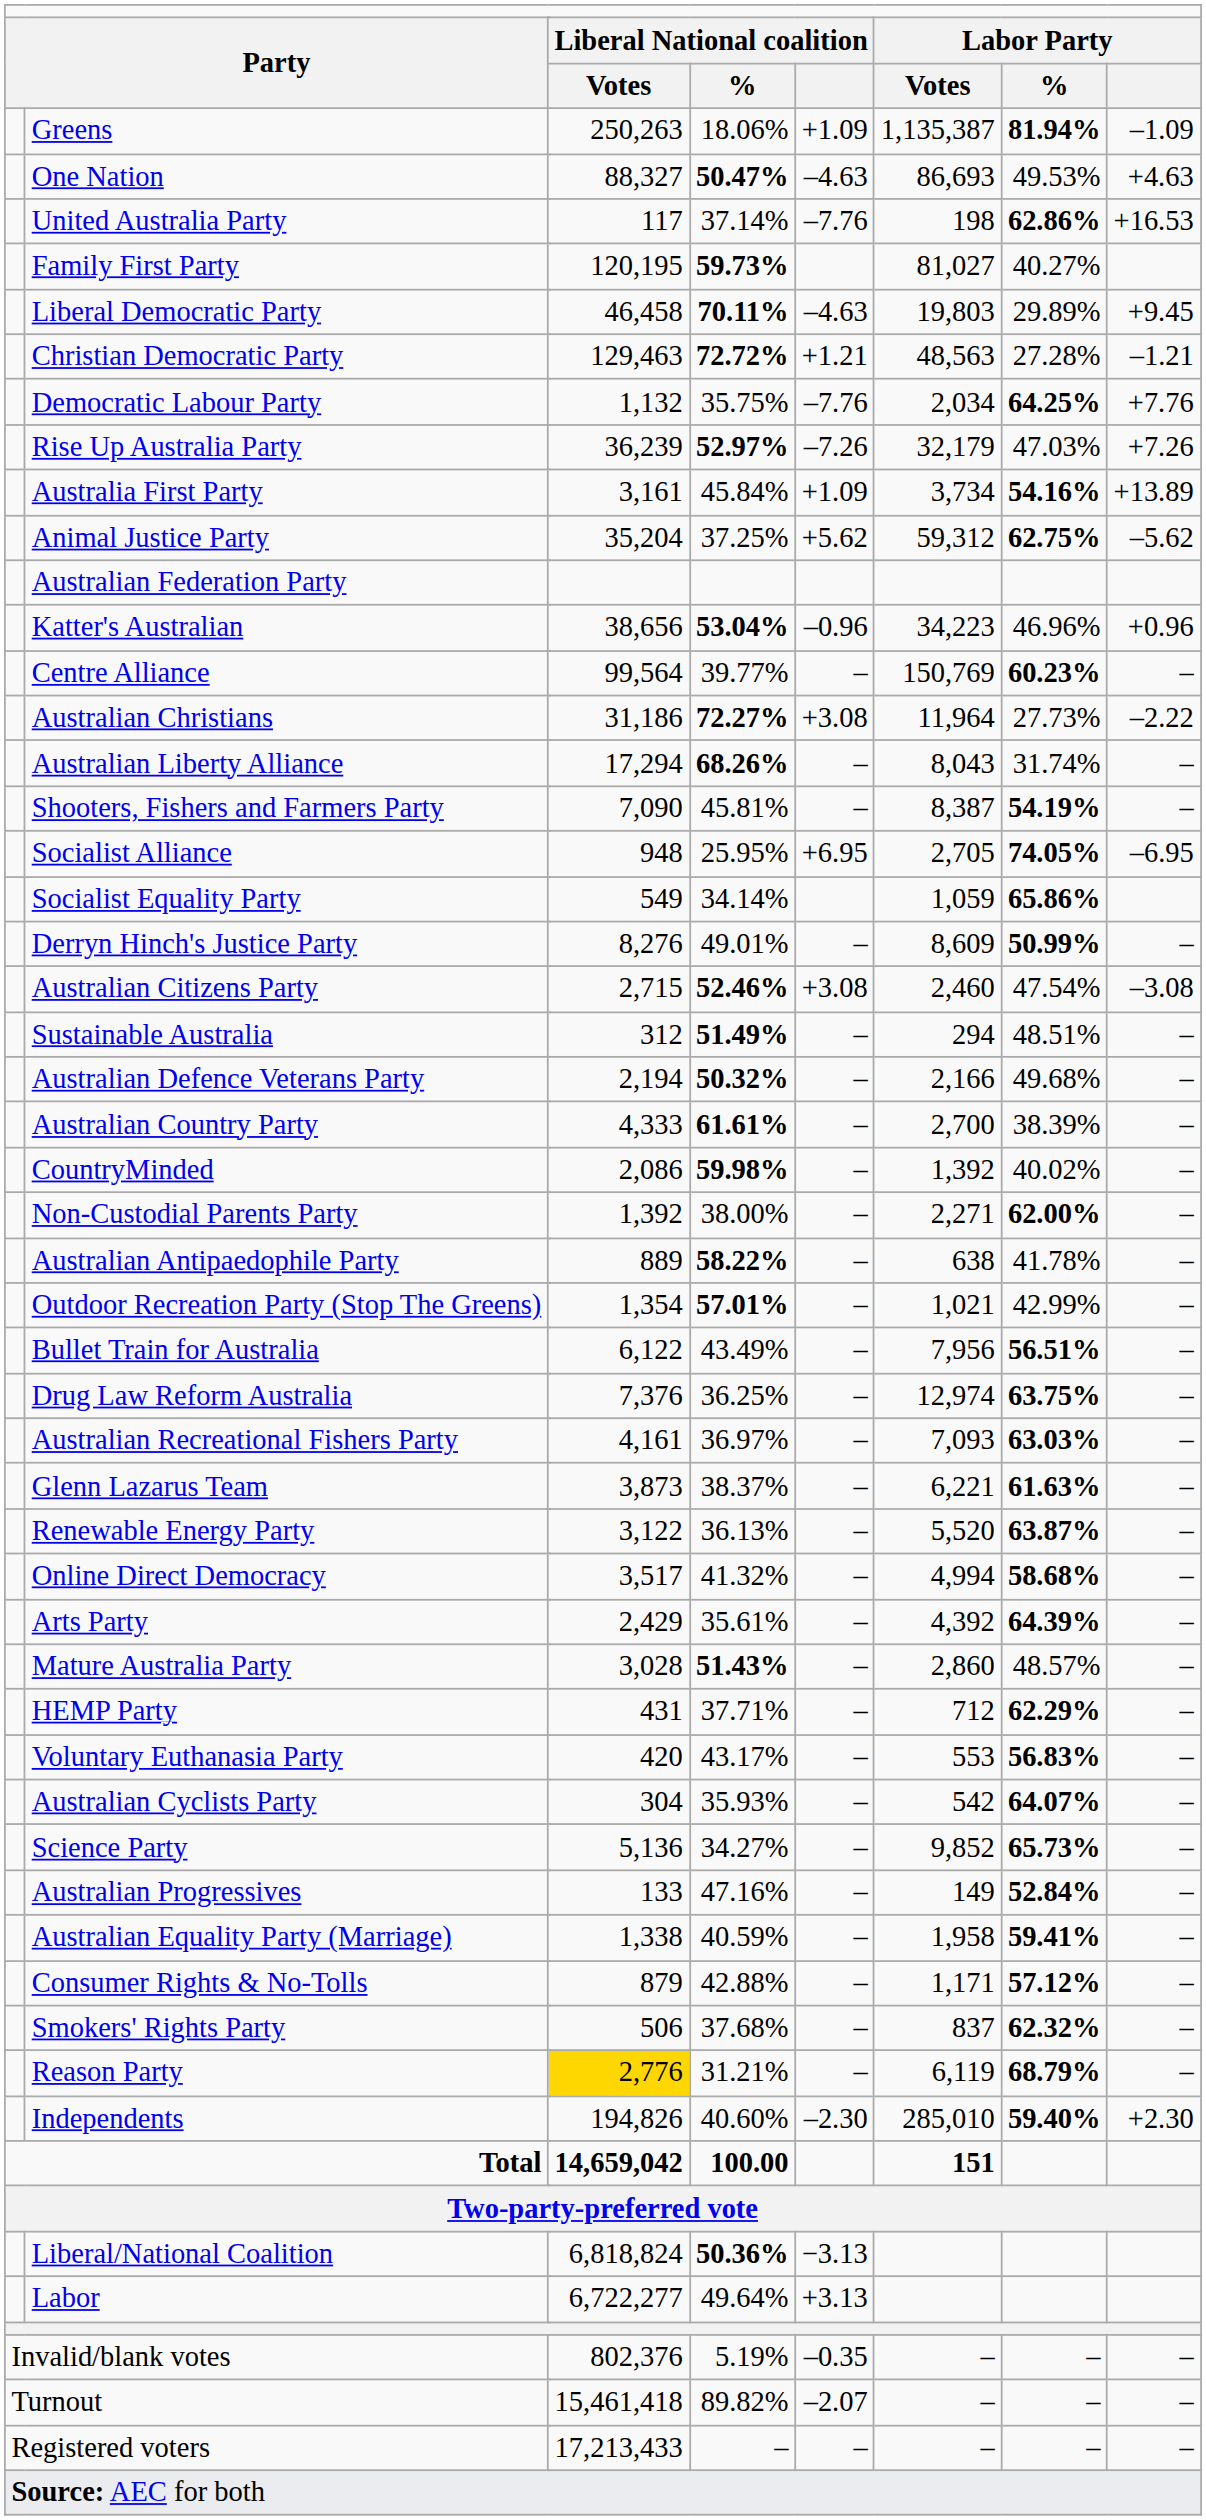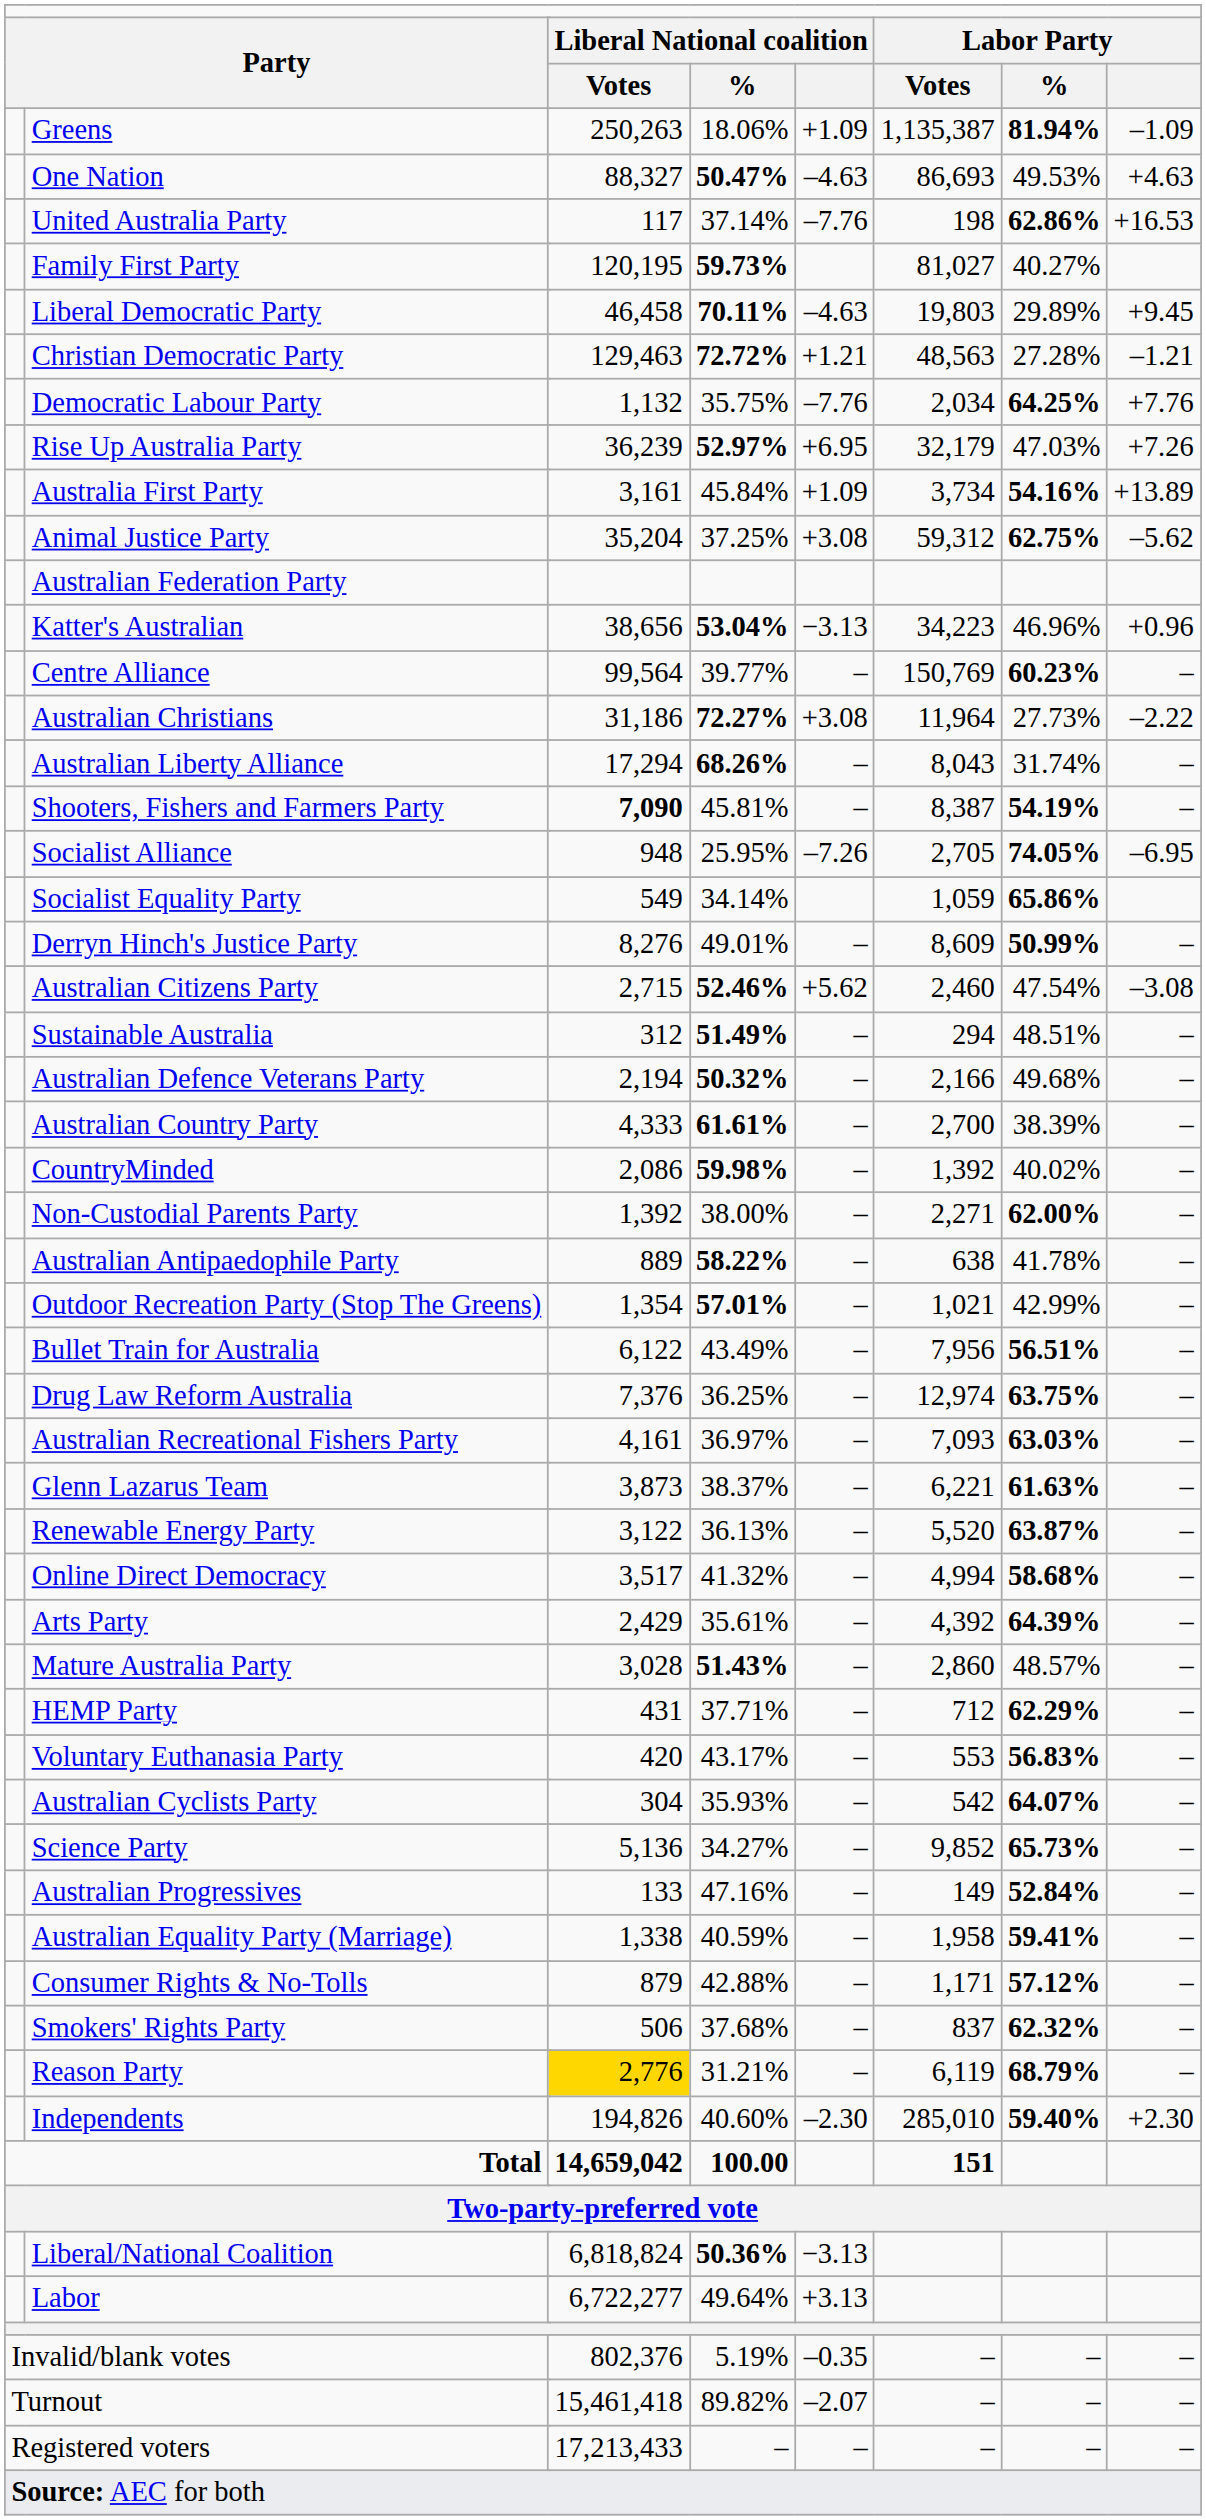(836, 446) –7.26 -> (835, 446) +6.95
(835, 537) +5.62 -> (835, 537) +3.08
(836, 627) –0.96 -> (835, 627) −3.13
(651, 808) normal -> (651, 808) bold
(835, 853) +6.95 -> (836, 853) –7.26
(835, 988) +3.08 -> (835, 988) +5.62
